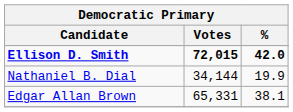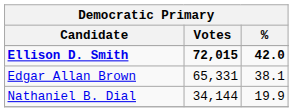rows swapped: (72, 97) <-> (72, 76)
